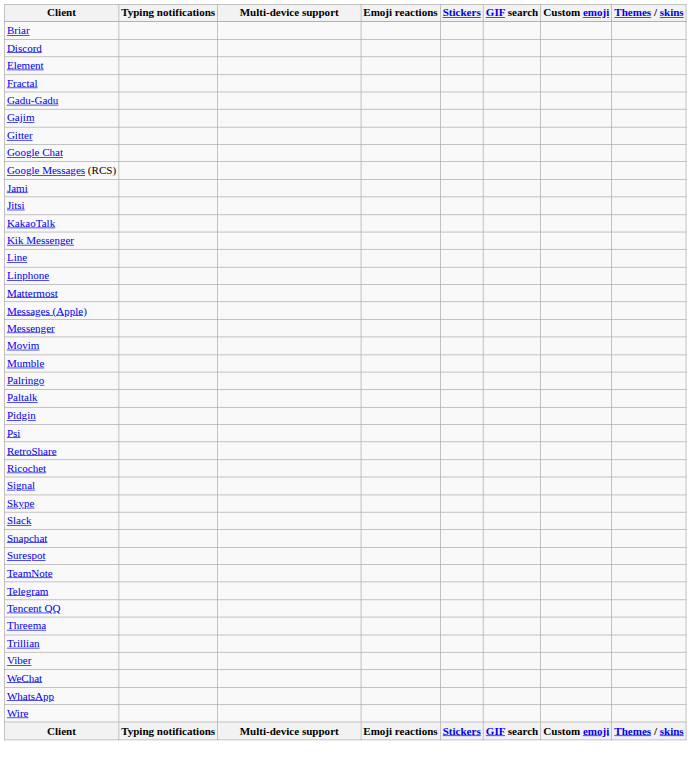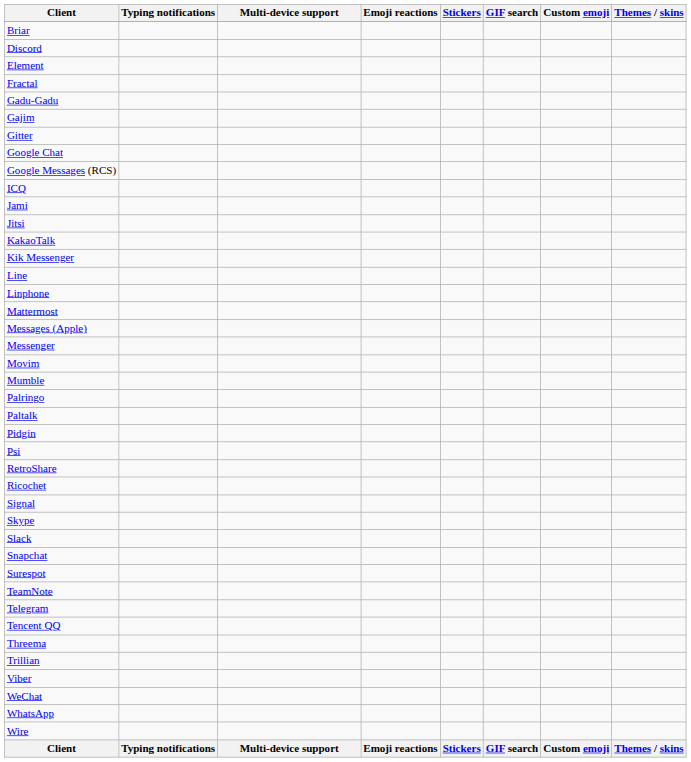+ row: (16, 188)
